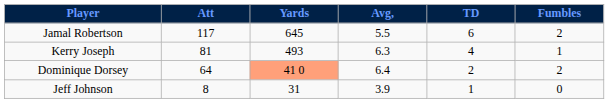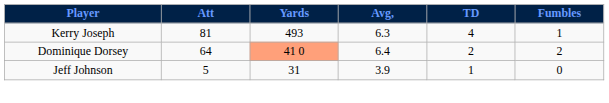- row: (83, 32)
(206, 88) 8 -> (206, 70) 5
